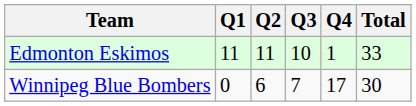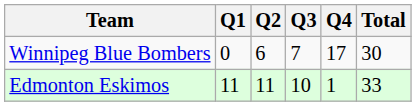rows swapped: (89, 52) <-> (110, 85)
